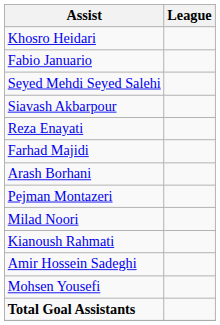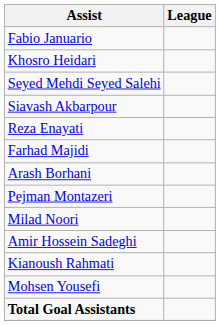rows swapped: (52, 38) <-> (50, 60)
rows swapped: (72, 264) <-> (61, 241)
